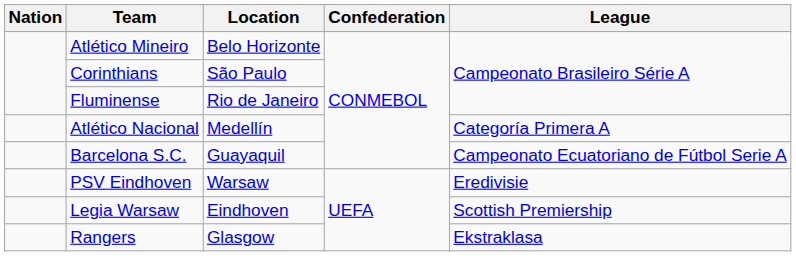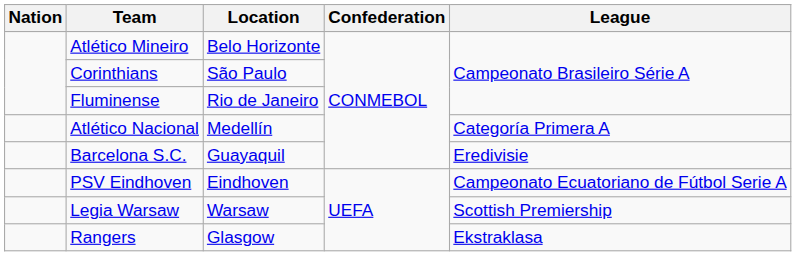(620, 155) Campeonato Ecuatoriano de Fútbol Serie A -> (491, 155) Eredivisie
(238, 182) Warsaw -> (248, 182) Eindhoven
(491, 182) Eredivisie -> (620, 182) Campeonato Ecuatoriano de Fútbol Serie A
(248, 210) Eindhoven -> (238, 210) Warsaw
